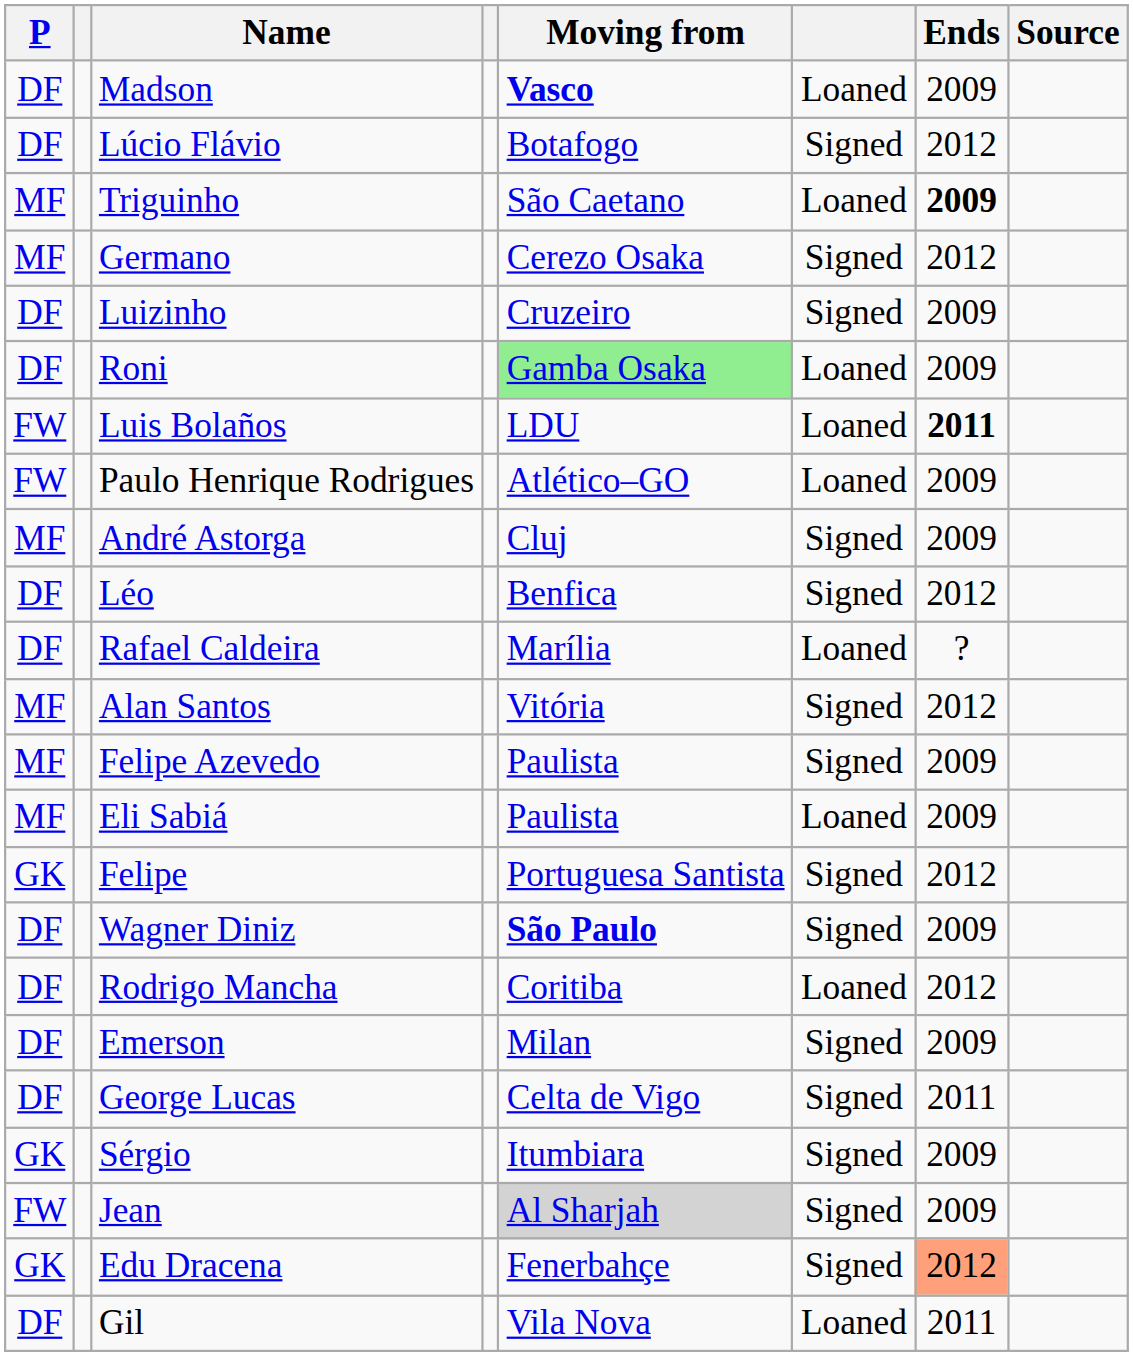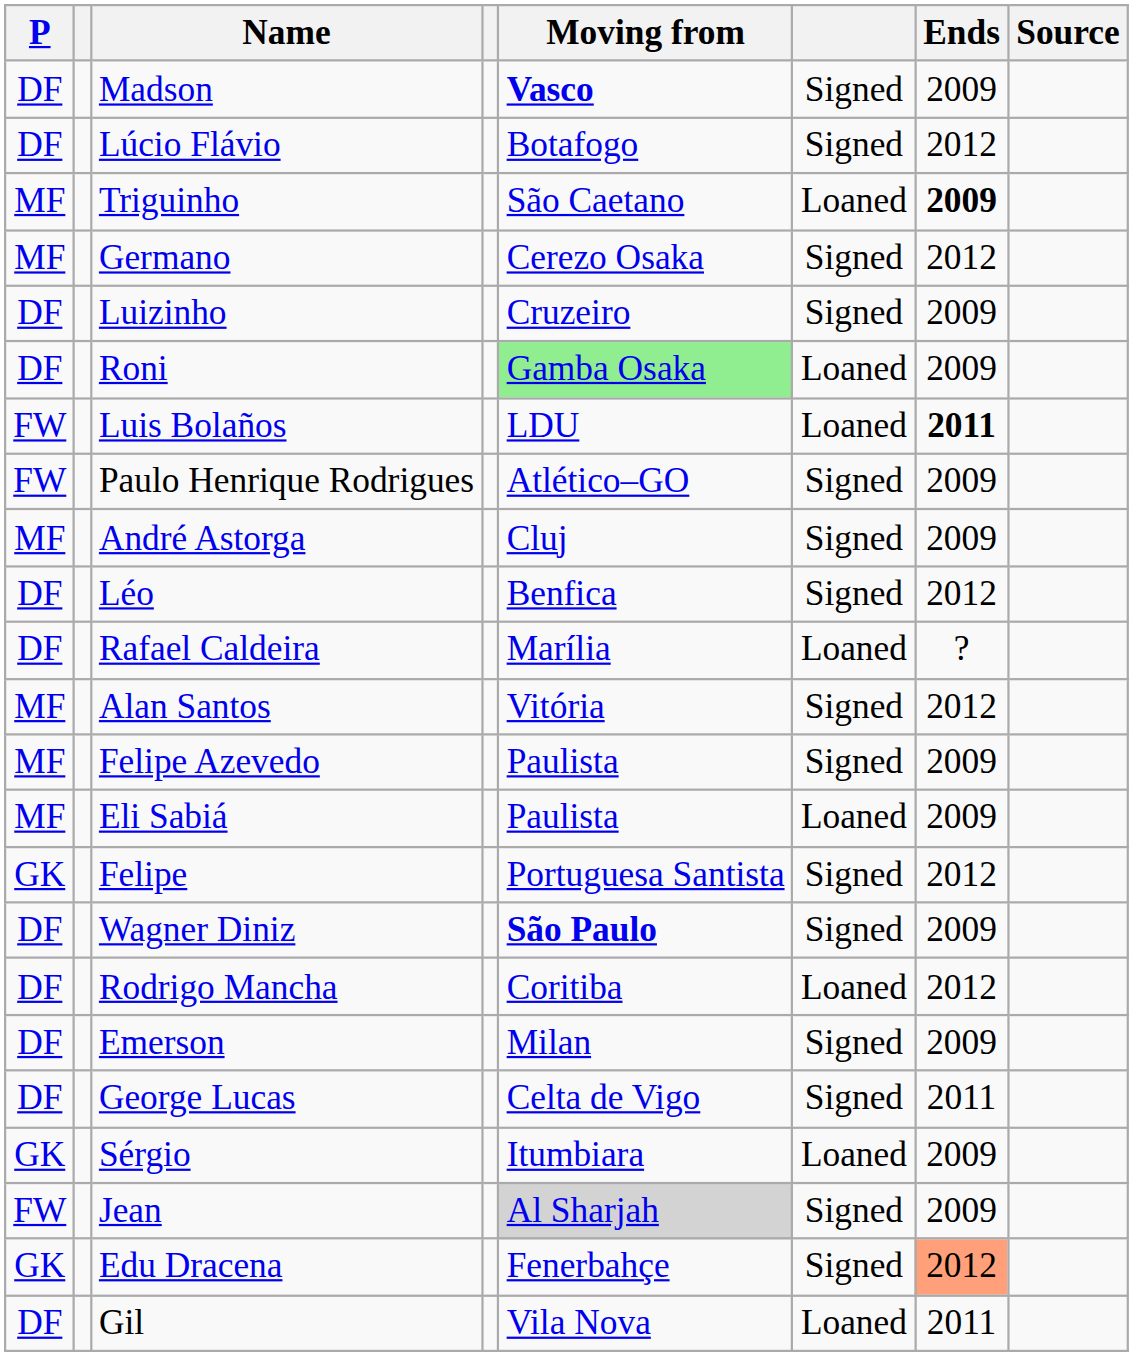(854, 88) Loaned -> (854, 88) Signed
(854, 481) Loaned -> (854, 481) Signed
(854, 1154) Signed -> (854, 1154) Loaned
